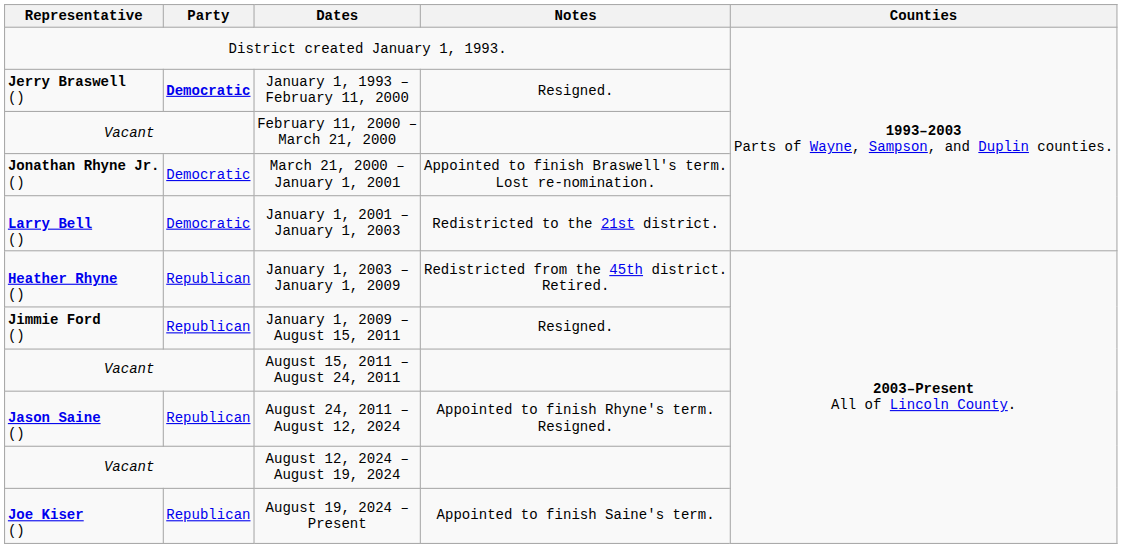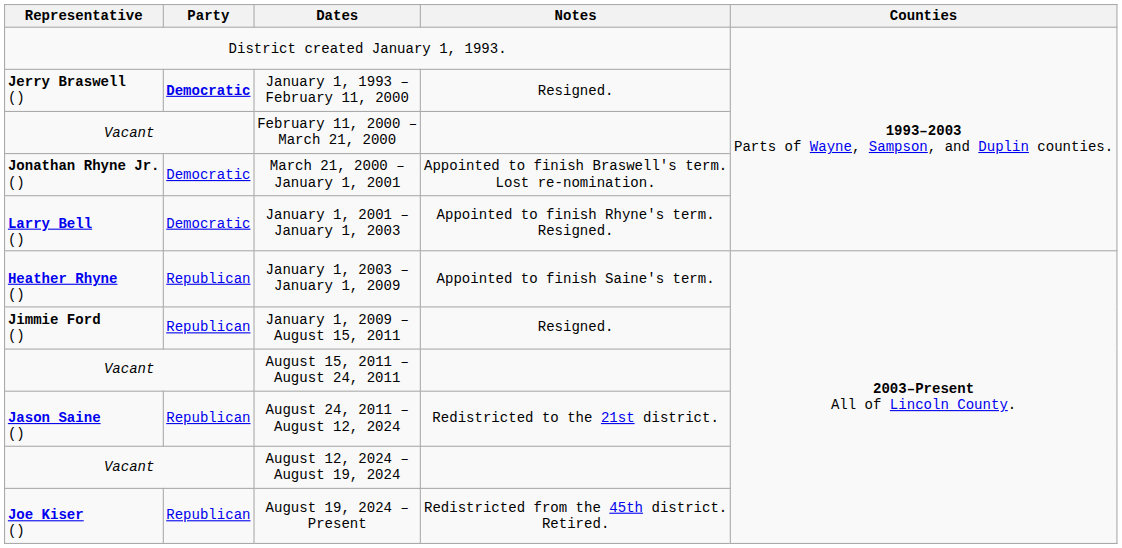(576, 224) Redistricted to the 21st district. -> (576, 224) Appointed to finish Rhyne's term. Resigned.
(576, 279) Redistricted from the 45th district. Retired. -> (576, 279) Appointed to finish Saine's term.
(576, 418) Appointed to finish Rhyne's term. Resigned. -> (576, 418) Redistricted to the 21st district.
(576, 516) Appointed to finish Saine's term. -> (576, 516) Redistricted from the 45th district. Retired.
